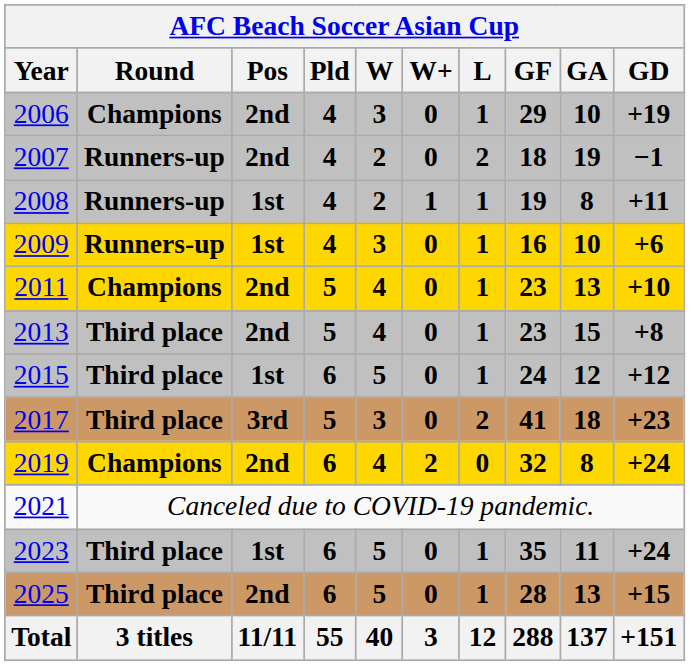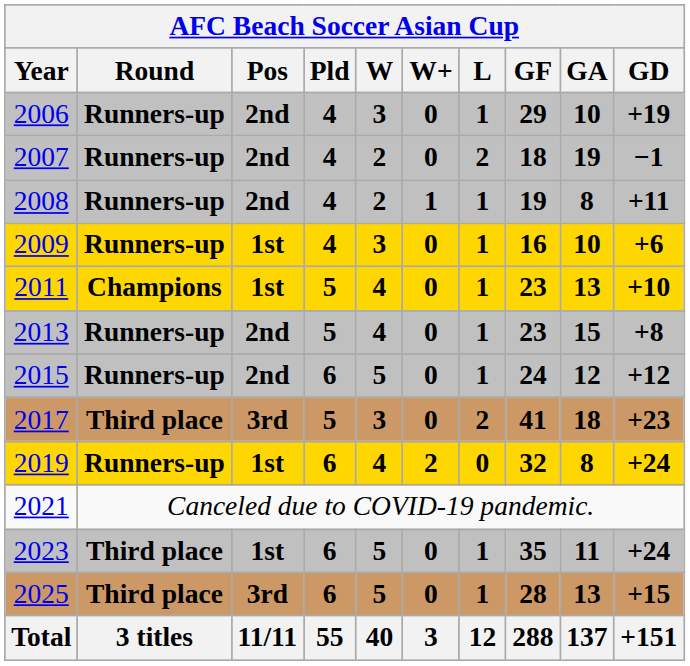(154, 113) Champions -> (154, 113) Runners-up
(267, 200) 1st -> (267, 200) 2nd
(267, 288) 2nd -> (267, 288) 1st
(154, 331) Third place -> (154, 331) Runners-up
(154, 375) Third place -> (154, 375) Runners-up
(267, 375) 1st -> (267, 375) 2nd
(154, 462) Champions -> (154, 462) Runners-up
(267, 462) 2nd -> (267, 462) 1st
(267, 593) 2nd -> (267, 593) 3rd
